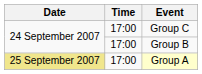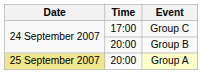(123, 45) 17:00 -> (123, 45) 20:00
(123, 61) 17:00 -> (123, 61) 20:00
